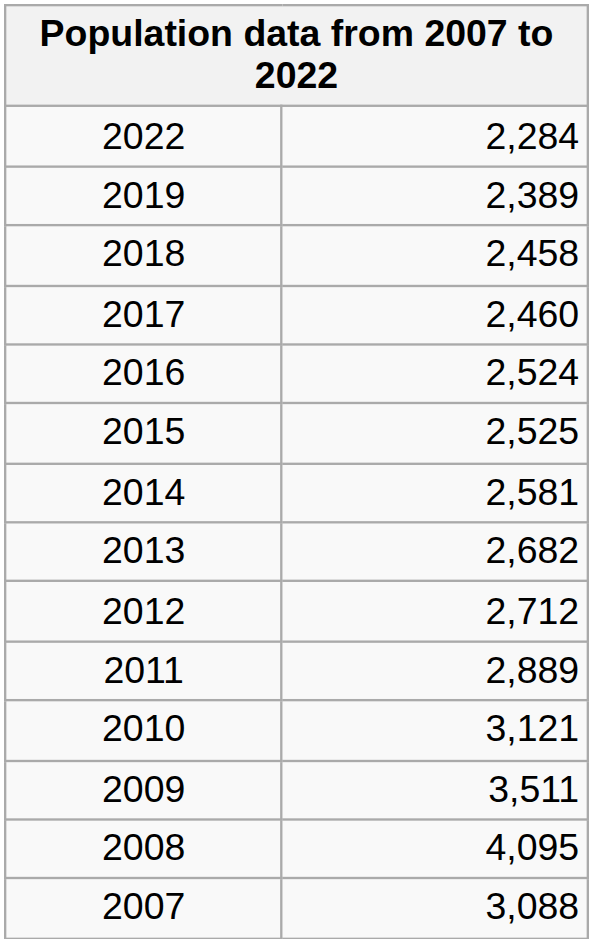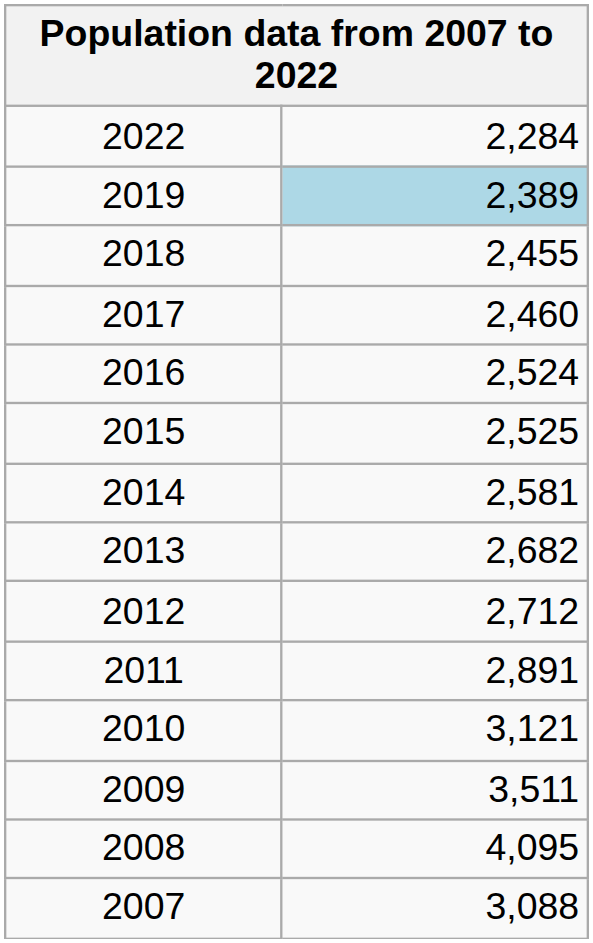(532, 195) no background -> (532, 195) lightblue background
(532, 254) 2,458 -> (532, 254) 2,455
(532, 670) 2,889 -> (532, 670) 2,891
